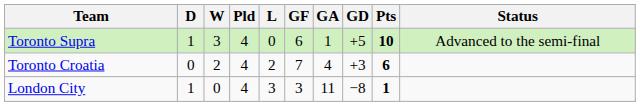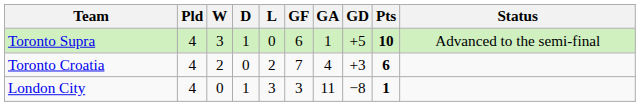columns swapped: (244, 16) <-> (191, 16)
